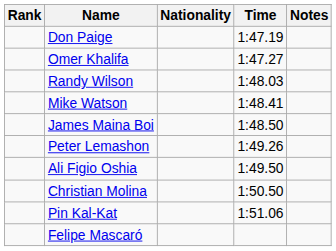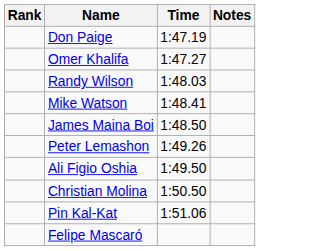- column: (196, 16)
